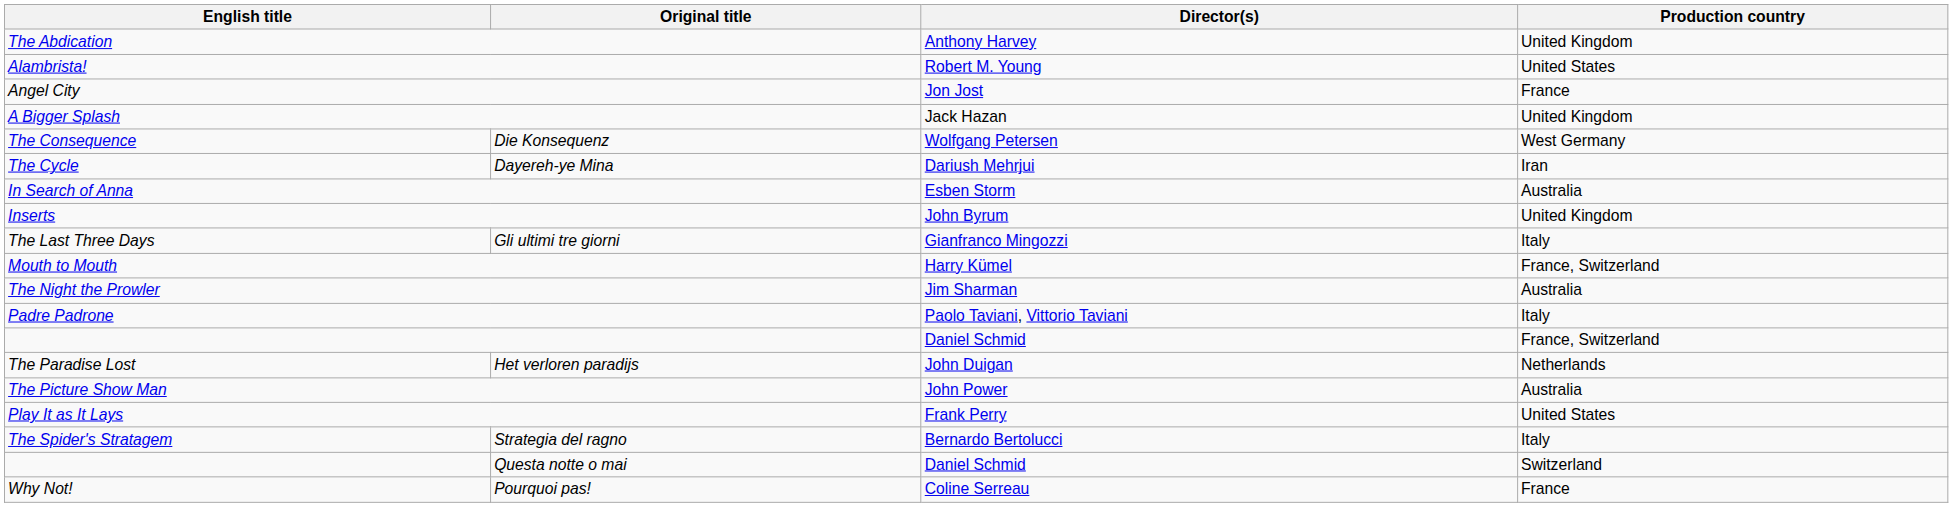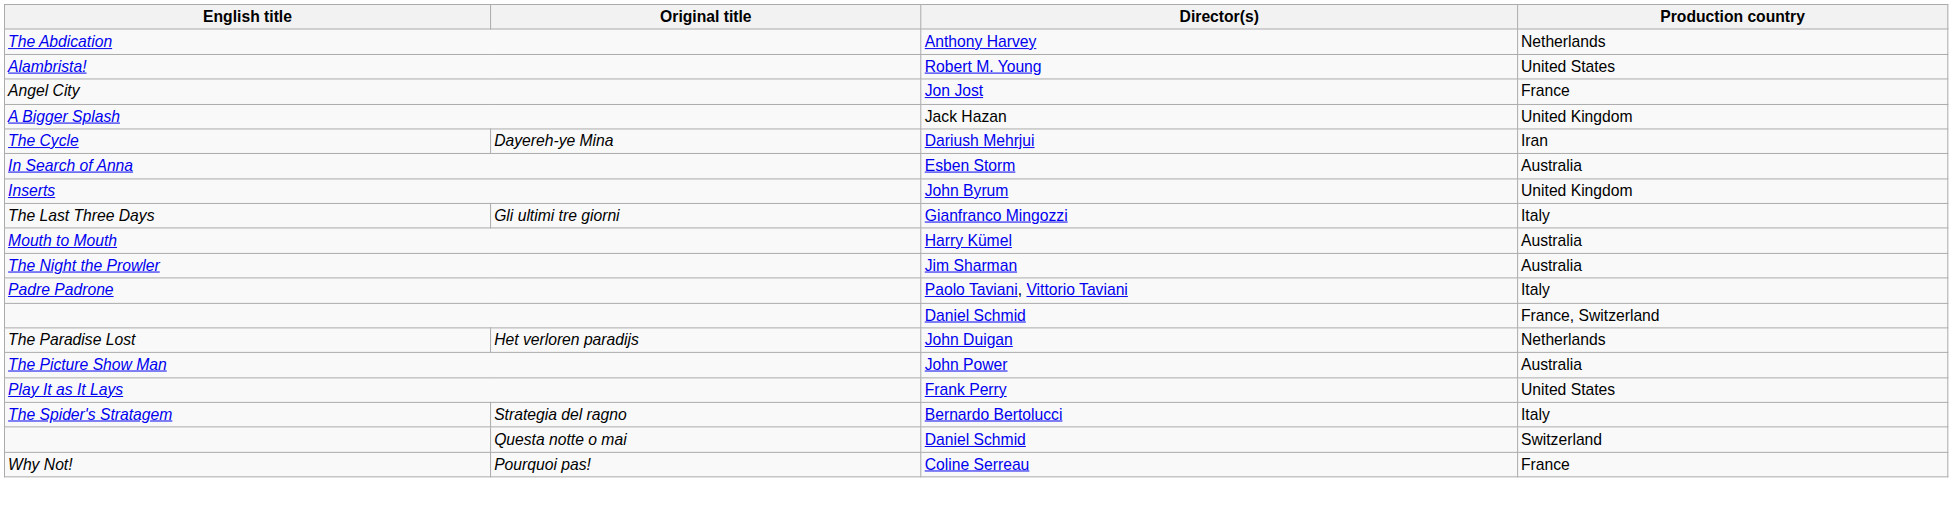(1577, 41) United Kingdom -> (1563, 41) Netherlands
- row: (552, 141)
(1590, 265) France, Switzerland -> (1551, 240) Australia
